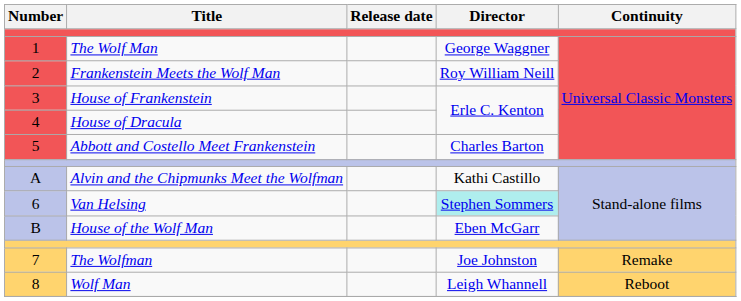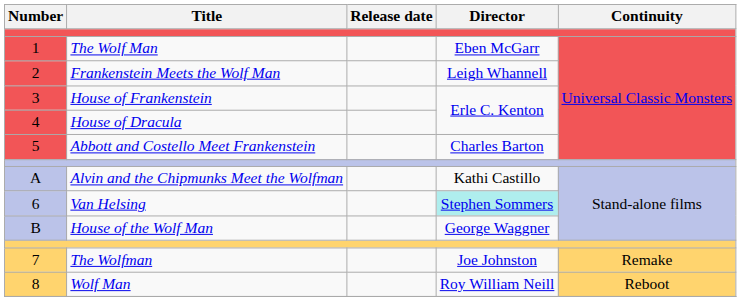(497, 48) George Waggner -> (497, 48) Eben McGarr
(497, 73) Roy William Neill -> (497, 73) Leigh Whannell
(497, 228) Eben McGarr -> (497, 228) George Waggner
(497, 284) Leigh Whannell -> (497, 284) Roy William Neill
